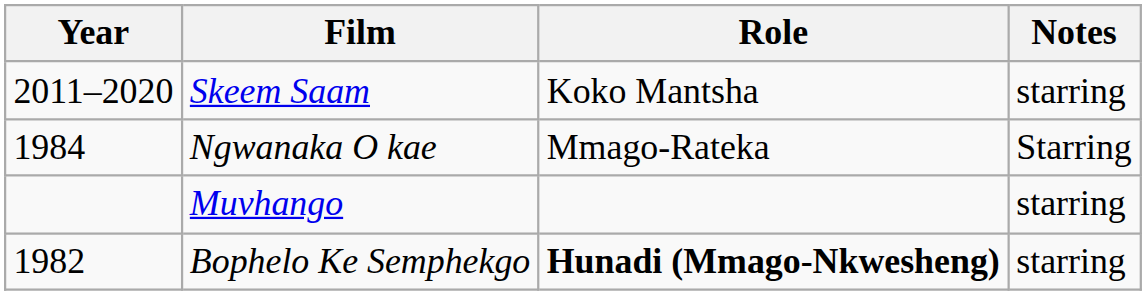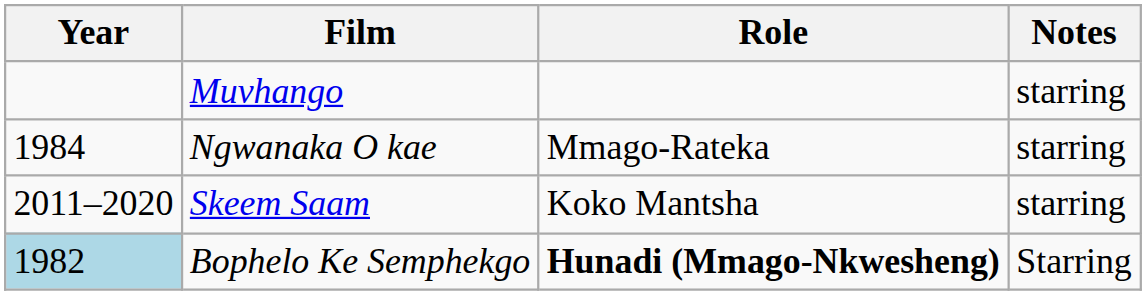rows swapped: (266, 203) <-> (280, 89)
(1074, 146) Starring -> (1071, 146) starring
(49, 260) no background -> (49, 260) lightblue background
(1071, 260) starring -> (1074, 260) Starring
